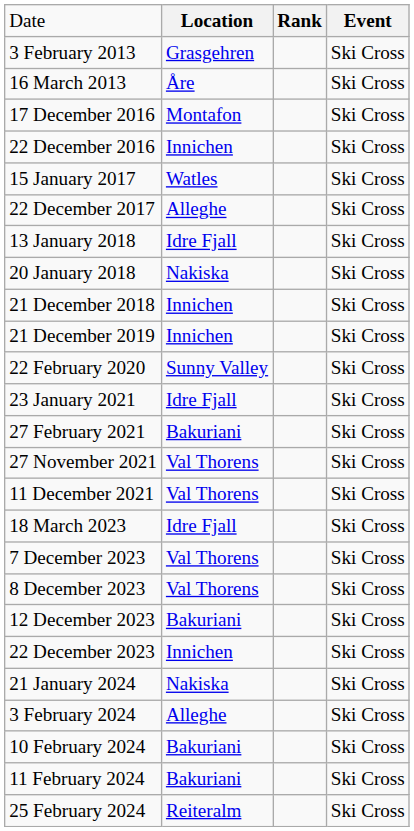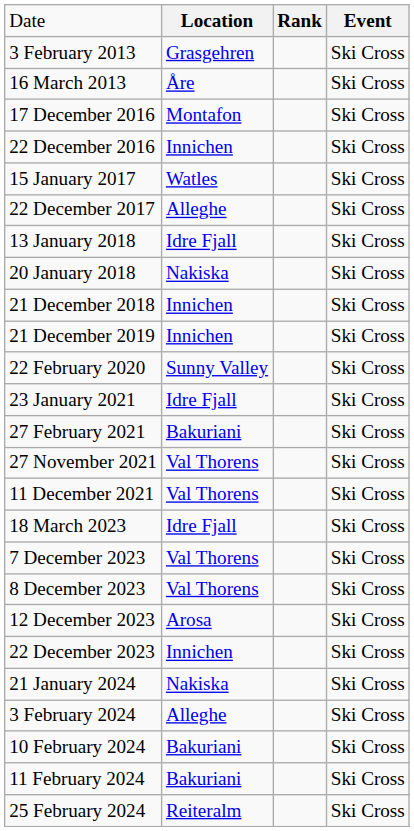(204, 620) Bakuriani -> (189, 620) Arosa
